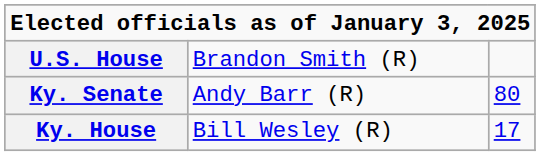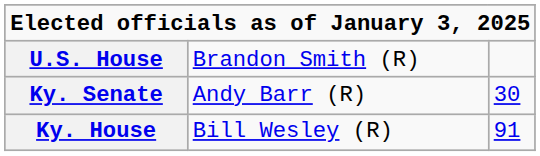(507, 95) 80 -> (507, 95) 30
(507, 132) 17 -> (507, 132) 91
